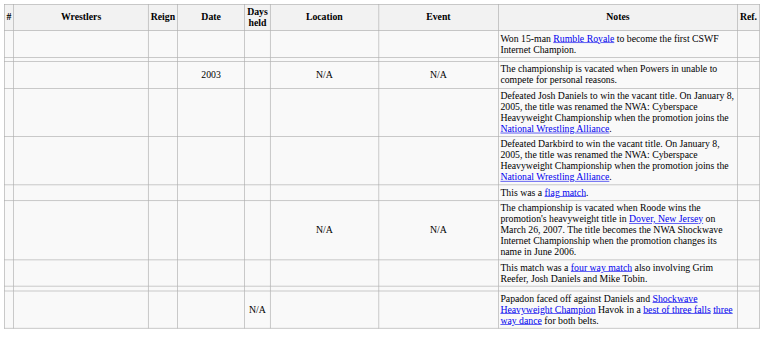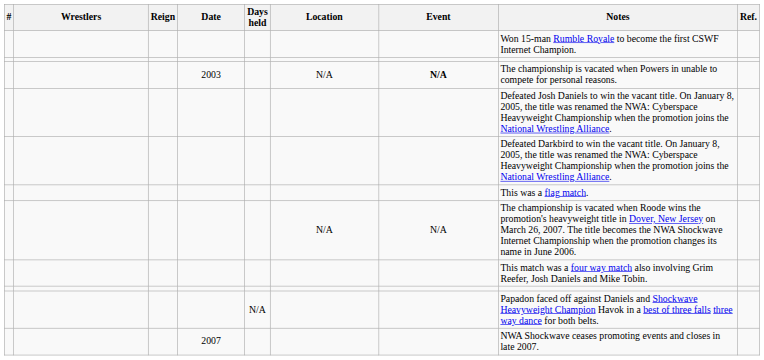(438, 75) normal -> (438, 75) bold
+ row: (9, 342)
